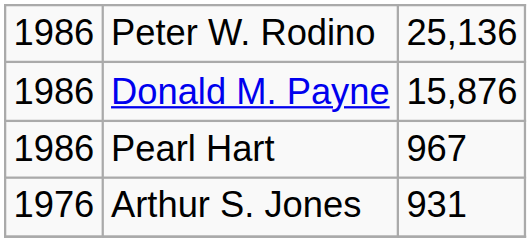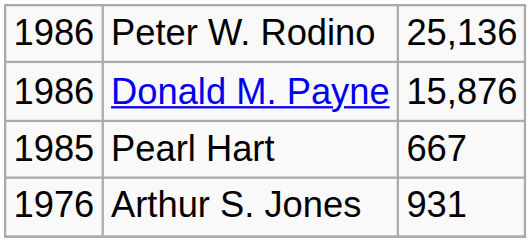(54, 148) 1986 -> (54, 148) 1985
(437, 148) 967 -> (437, 148) 667
